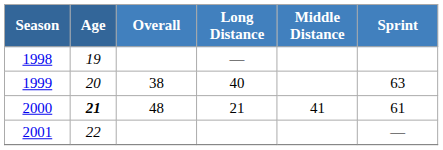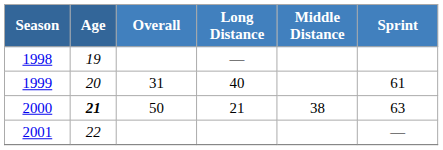(157, 83) 38 -> (157, 83) 31
(398, 83) 63 -> (398, 83) 61
(157, 108) 48 -> (157, 108) 50
(317, 108) 41 -> (317, 108) 38
(398, 108) 61 -> (398, 108) 63
